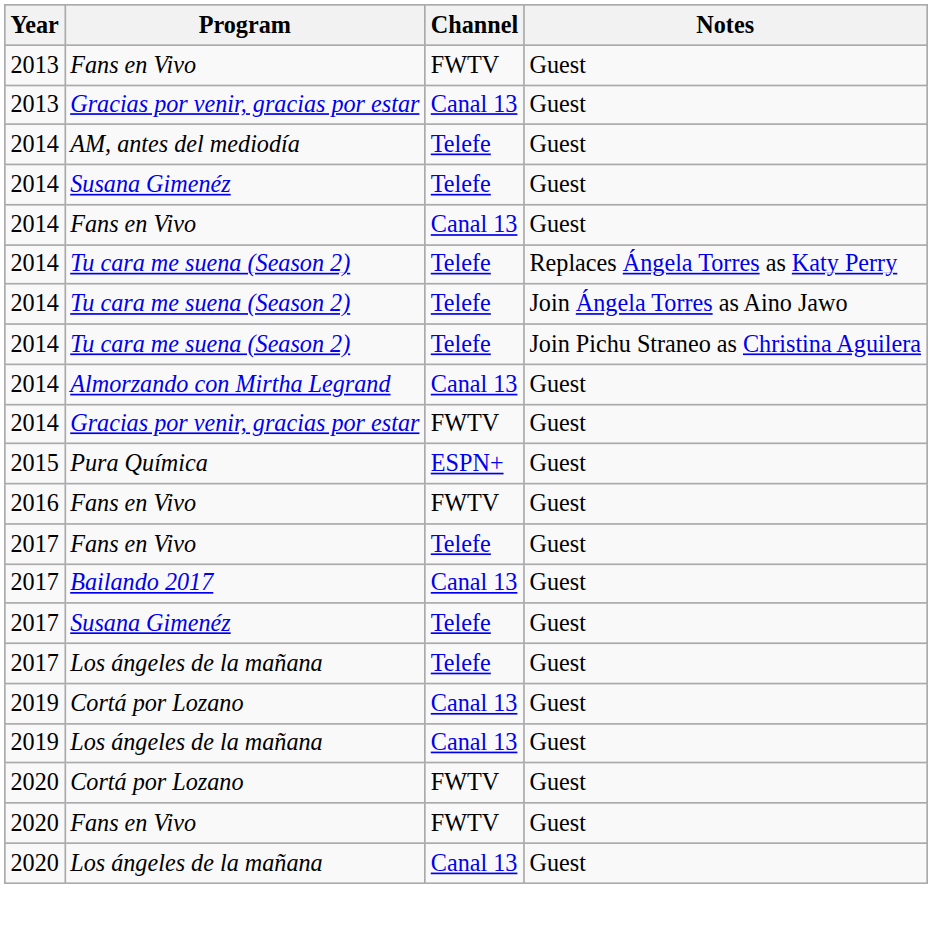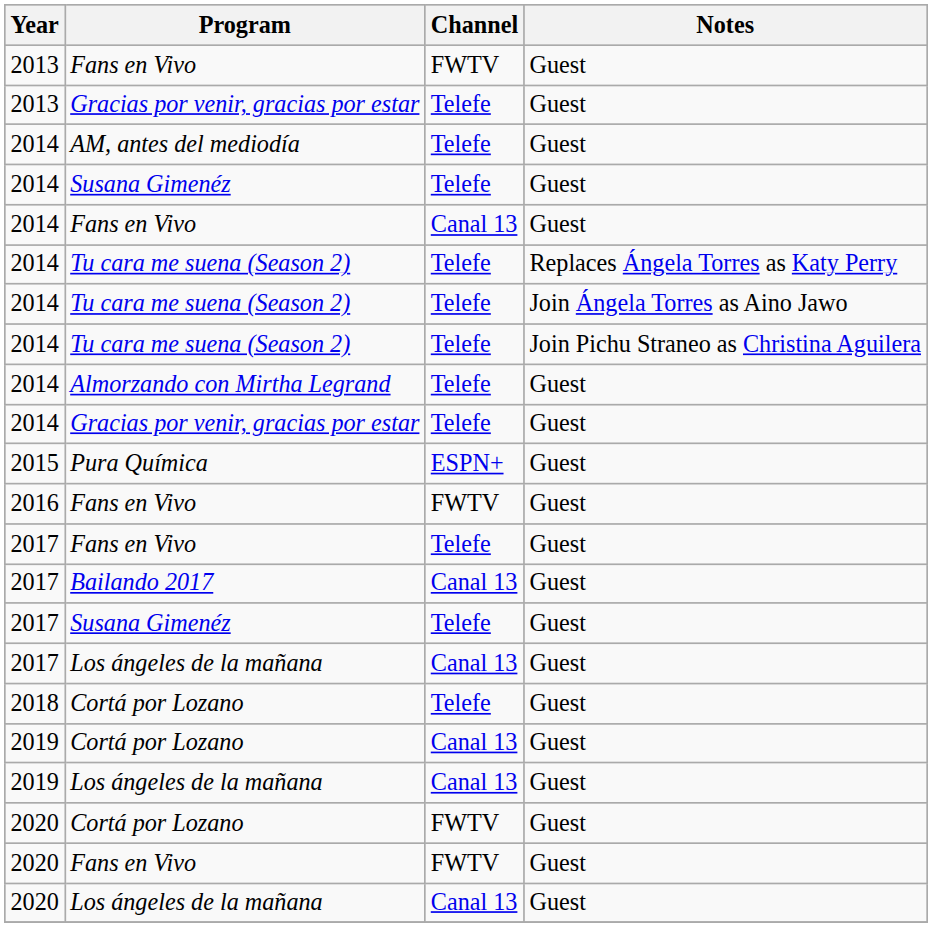(474, 104) Canal 13 -> (461, 104) Telefe
(474, 383) Canal 13 -> (461, 383) Telefe
(465, 423) FWTV -> (461, 423) Telefe
(461, 663) Telefe -> (474, 663) Canal 13
+ row: (35, 703)
